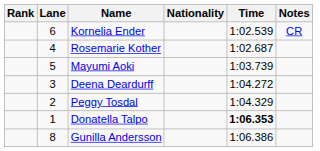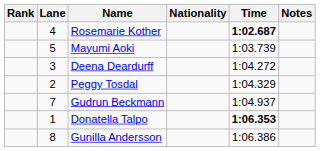- row: (108, 31)
(251, 48) normal -> (254, 31) bold
+ row: (117, 102)
